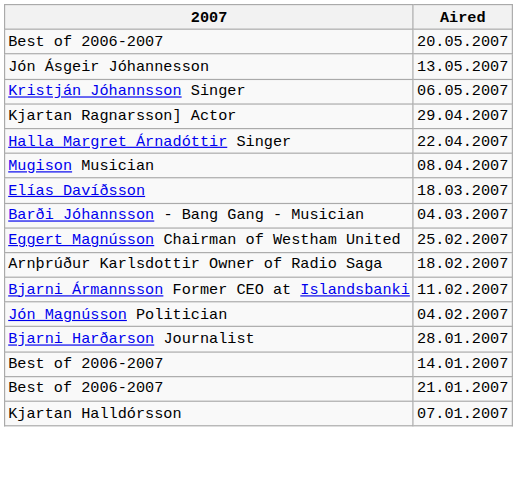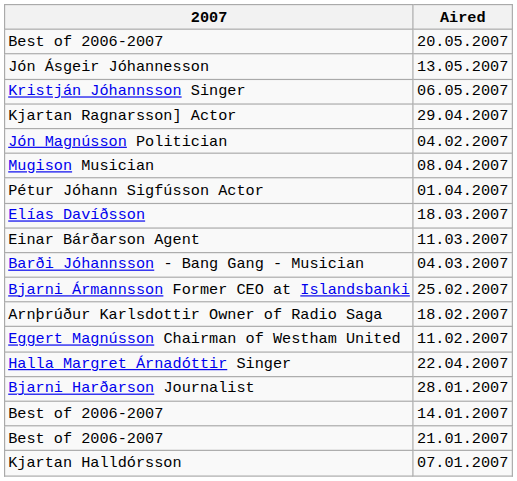rows swapped: (463, 141) <-> (463, 314)
+ row: (463, 191)
+ row: (463, 240)
(204, 240) Eggert Magnússon Chairman of Westham United -> (209, 290) Bjarni Ármannsson Former CEO at Islandsbanki
(209, 290) Bjarni Ármannsson Former CEO at Islandsbanki -> (204, 339) Eggert Magnússon Chairman of Westham United
